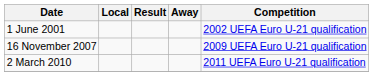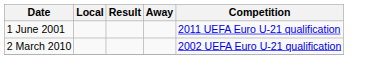(285, 29) 2002 UEFA Euro U-21 qualification -> (259, 29) 2011 UEFA Euro U-21 qualification
- row: (52, 46)
(285, 63) 2011 UEFA Euro U-21 qualification -> (260, 46) 2002 UEFA Euro U-21 qualification
